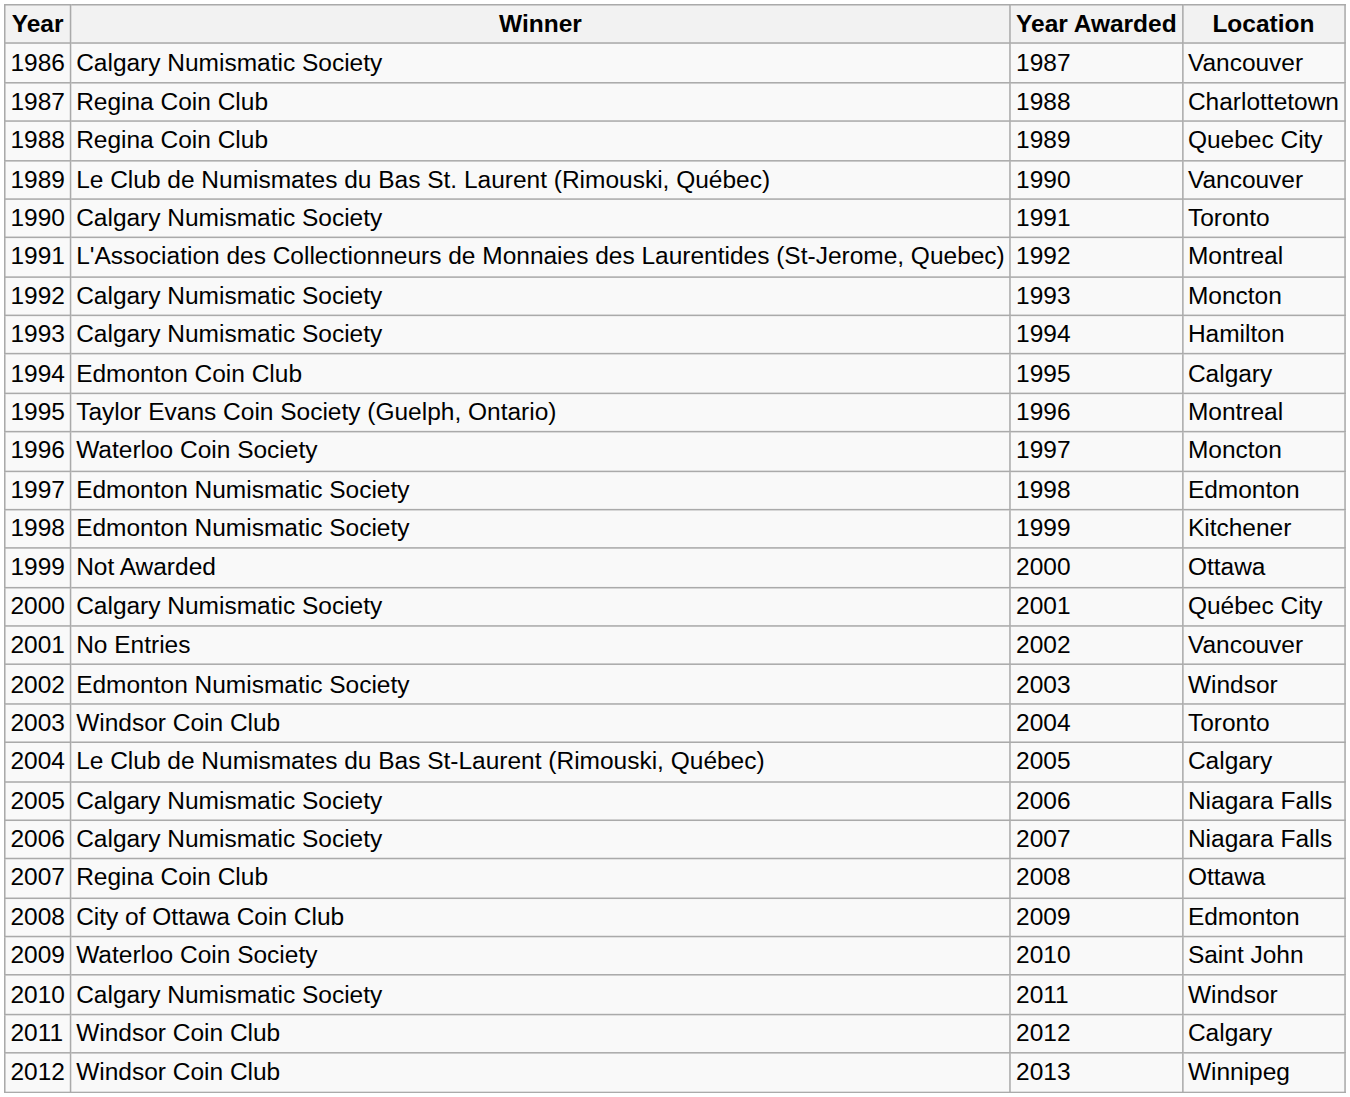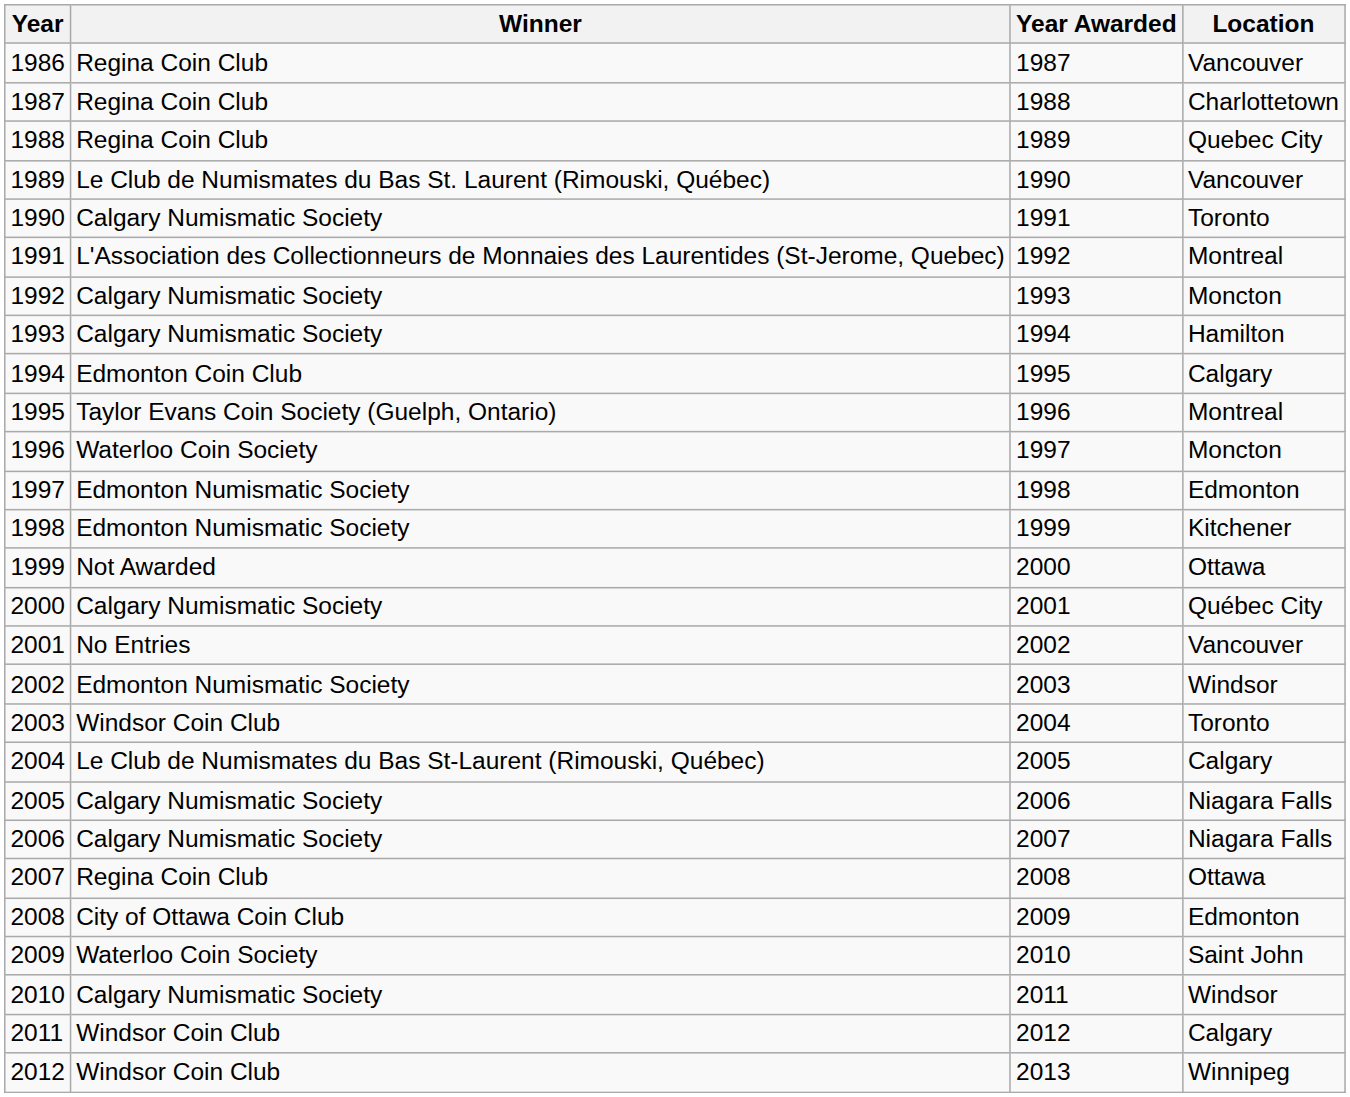(229, 62) Calgary Numismatic Society -> (172, 62) Regina Coin Club
